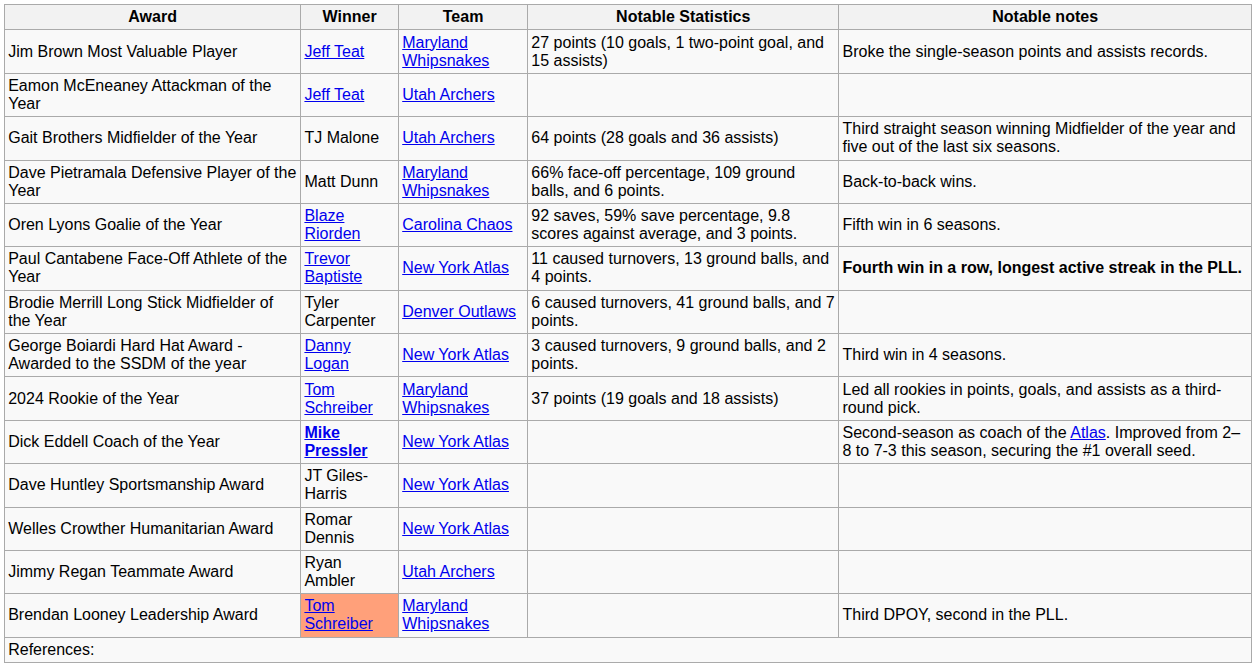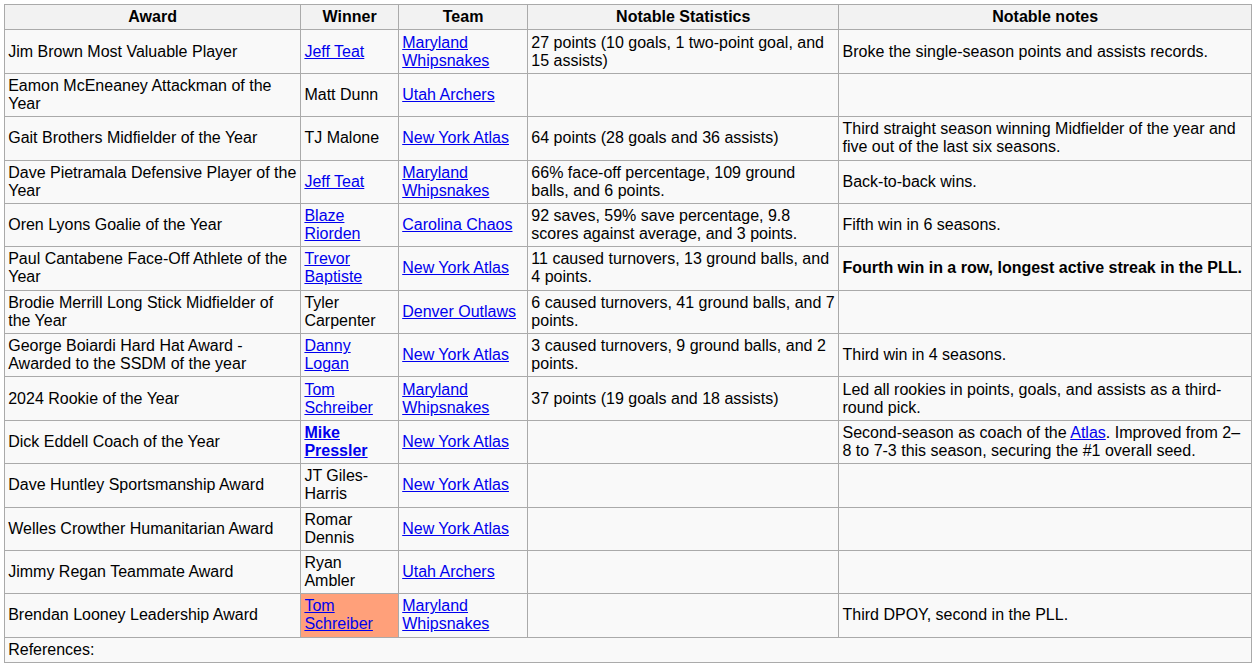(334, 94) Jeff Teat -> (341, 94) Matt Dunn
(448, 138) Utah Archers -> (456, 138) New York Atlas
(341, 181) Matt Dunn -> (334, 181) Jeff Teat
